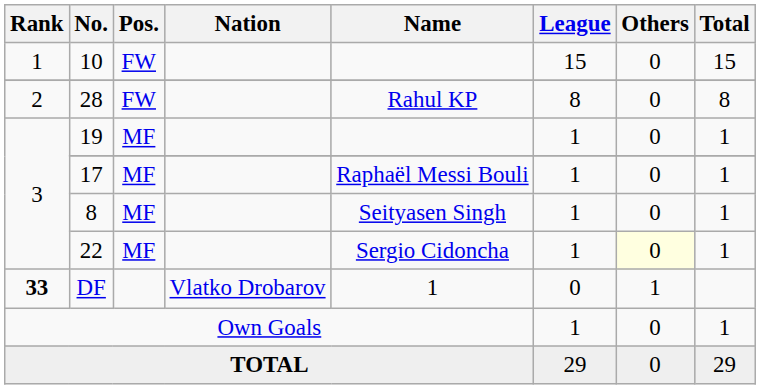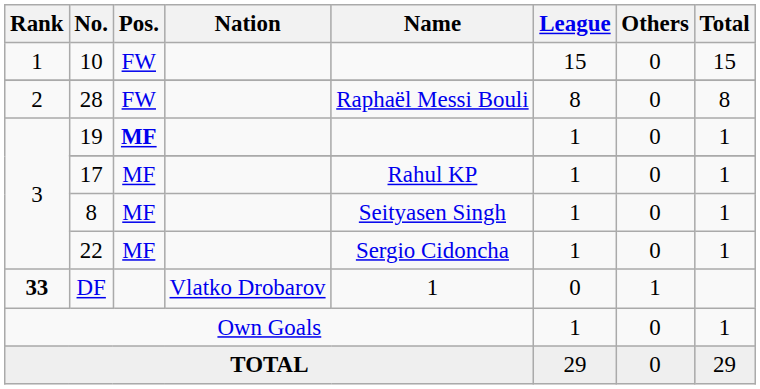(432, 99) Rahul KP -> (432, 99) Raphaël Messi Bouli
(139, 137) normal -> (139, 137) bold
(432, 174) Raphaël Messi Bouli -> (432, 174) Rahul KP
(655, 250) lightyellow background -> (655, 250) no background
